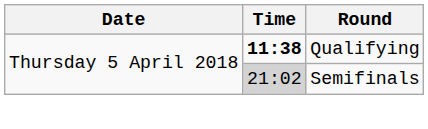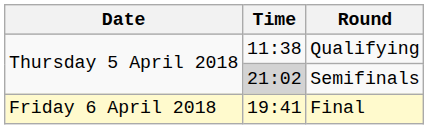(274, 49) bold -> (274, 49) normal
+ row: (338, 109)
